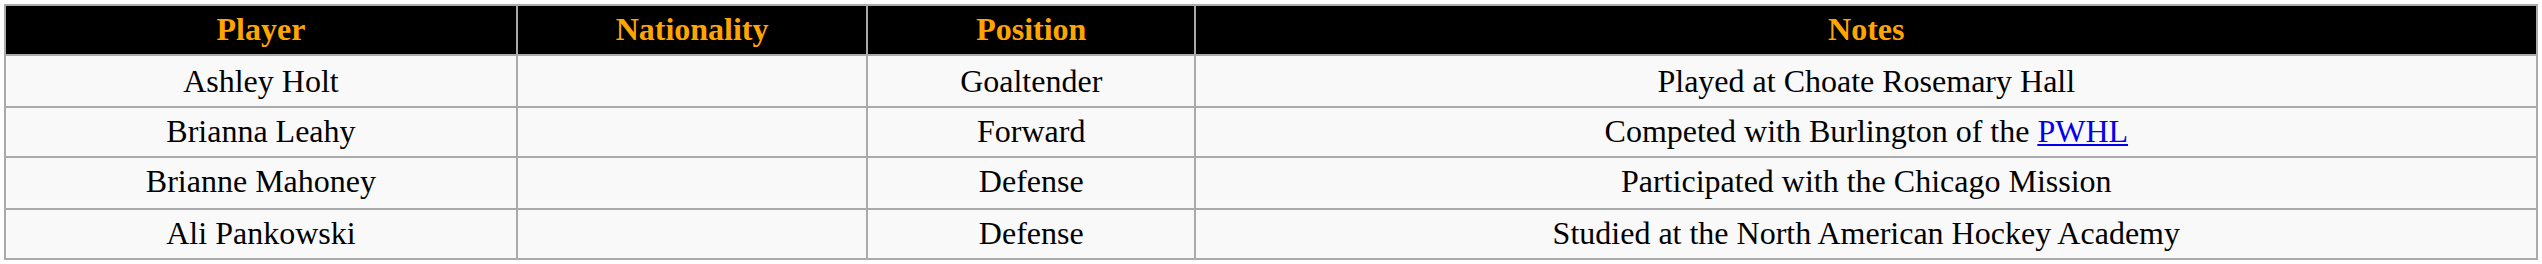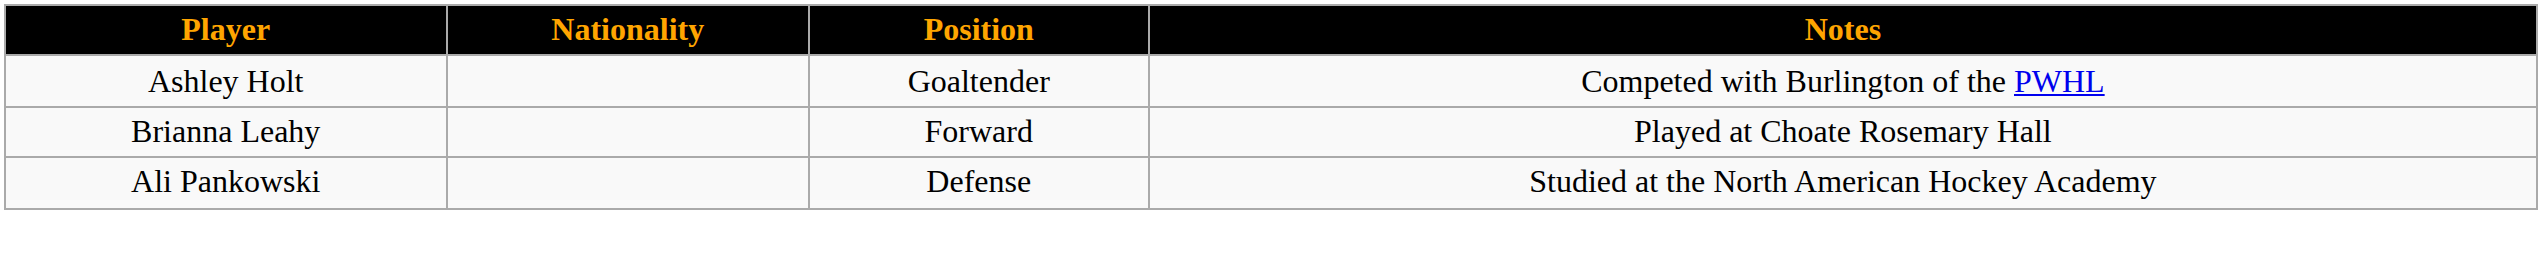(1866, 80) Played at Choate Rosemary Hall -> (1843, 80) Competed with Burlington of the PWHL
(1866, 131) Competed with Burlington of the PWHL -> (1843, 131) Played at Choate Rosemary Hall
- row: (261, 182)
